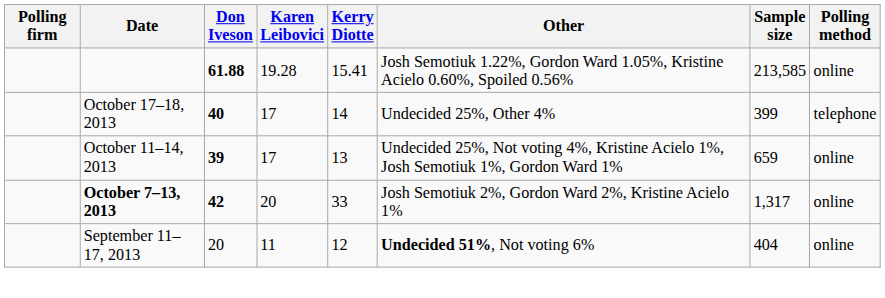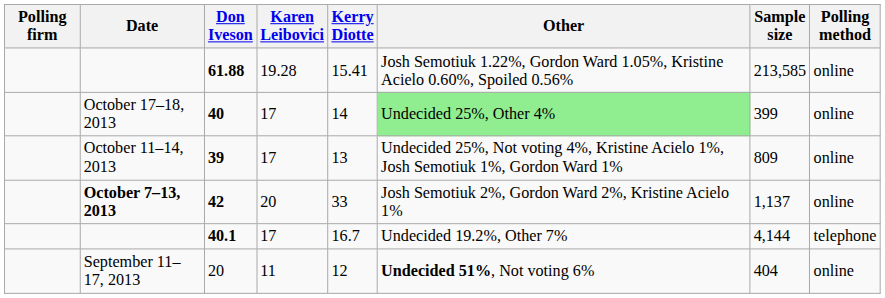(468, 114) no background -> (468, 114) lightgreen background
(845, 114) telephone -> (834, 114) online
(766, 157) 659 -> (766, 157) 809
(772, 201) 1,317 -> (772, 201) 1,137
+ row: (222, 236)
